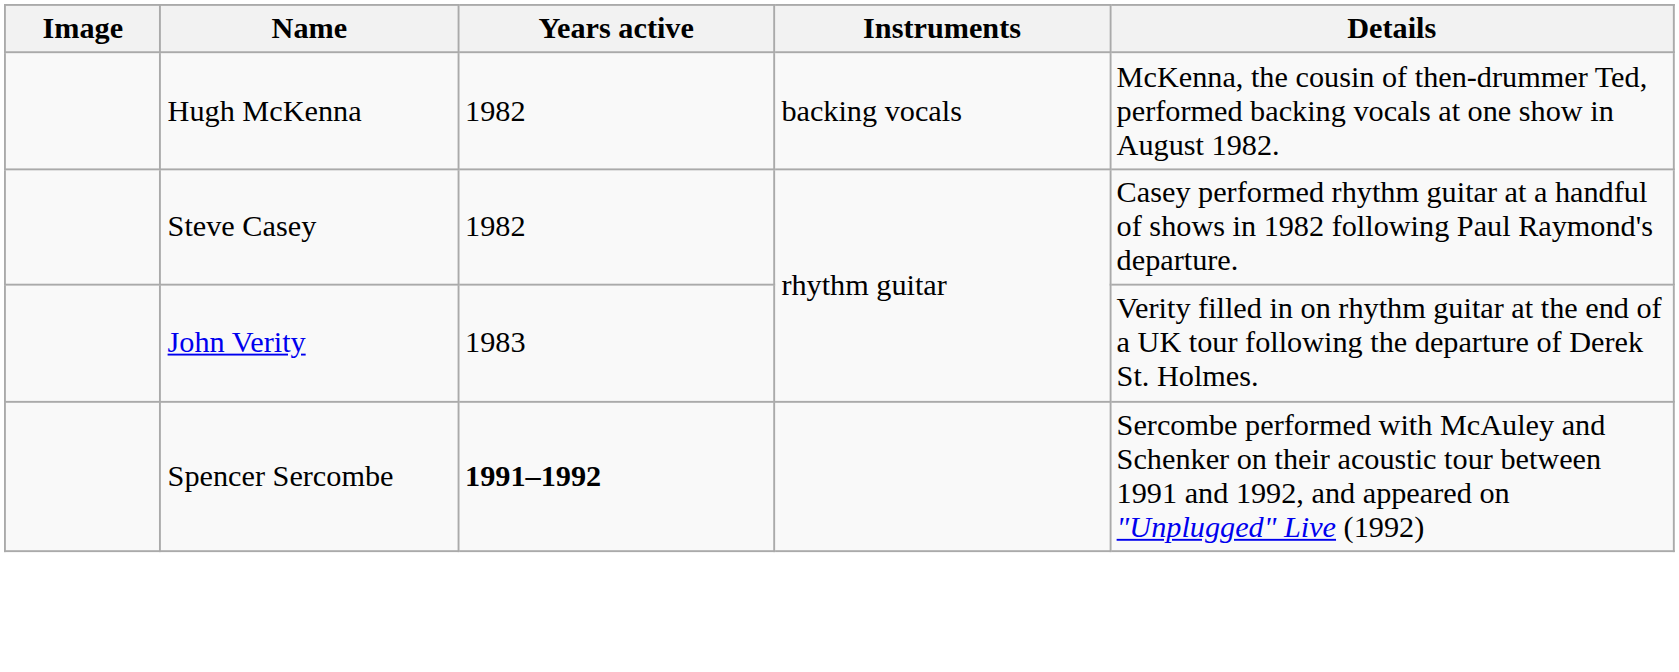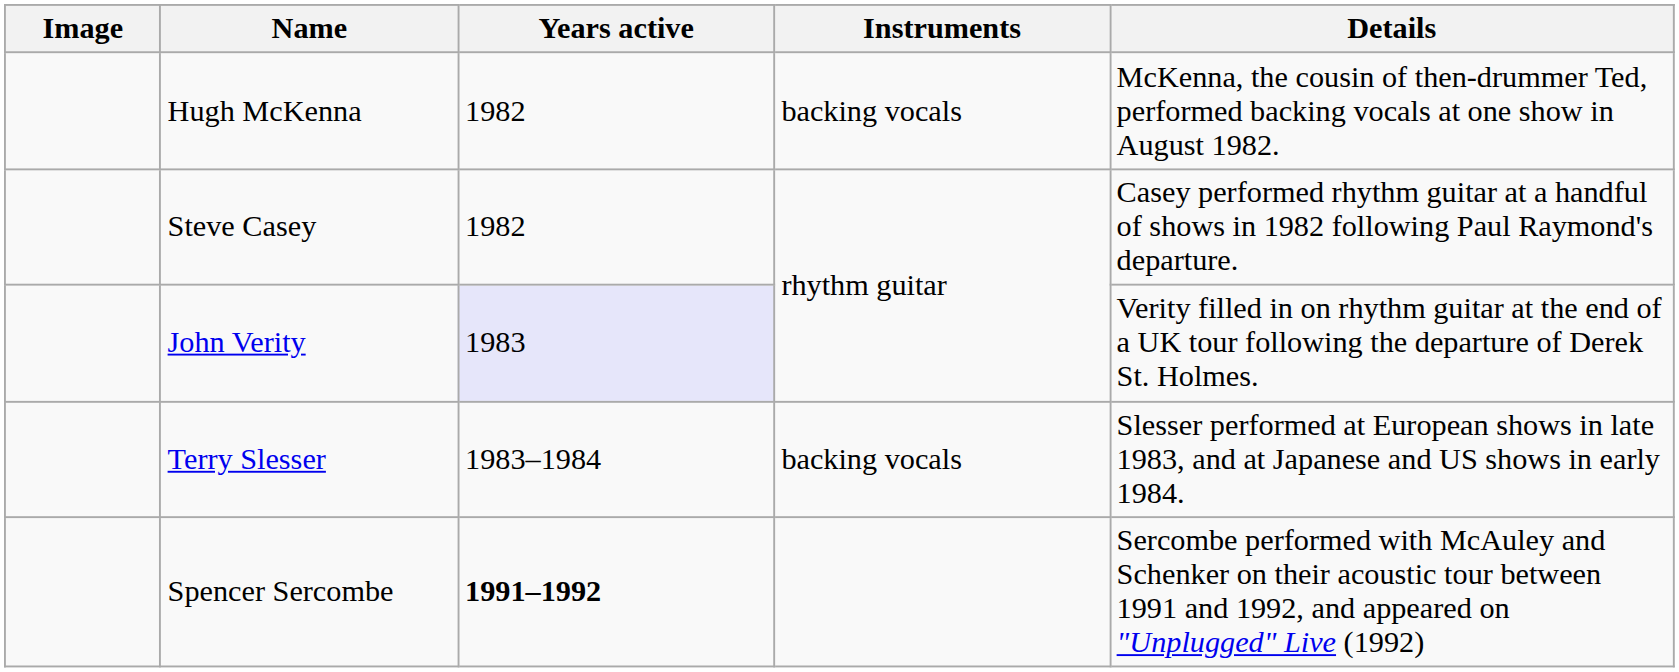(495, 342) no background -> (495, 342) lavender background
+ row: (247, 458)
